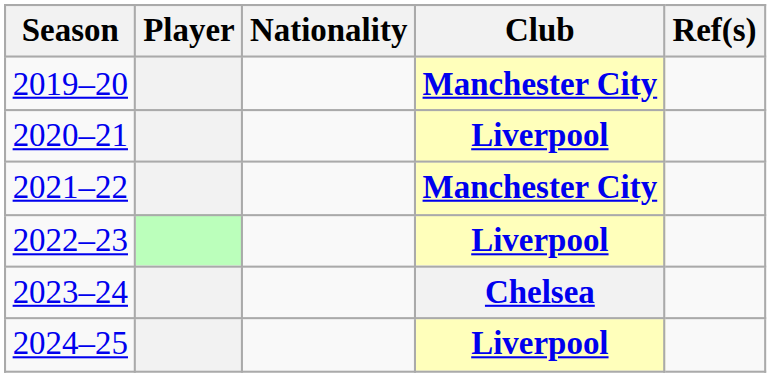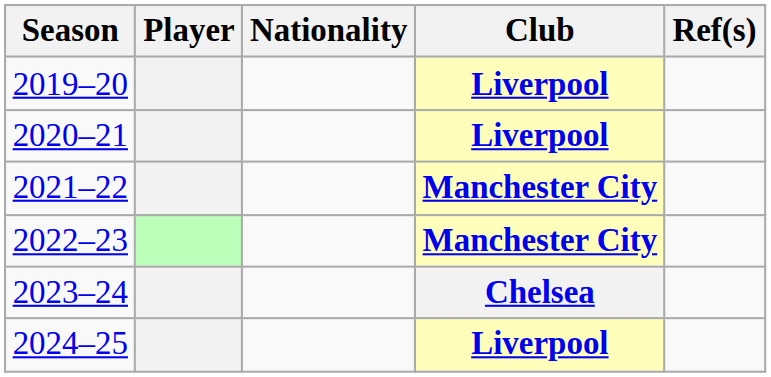(540, 82) Manchester City -> (540, 82) Liverpool
(540, 239) Liverpool -> (540, 239) Manchester City
